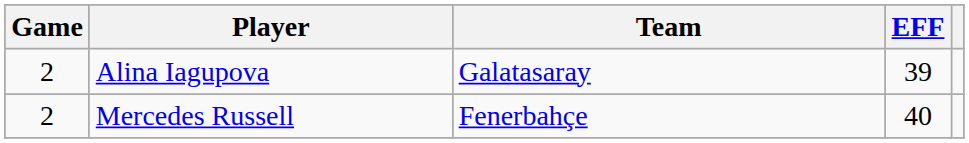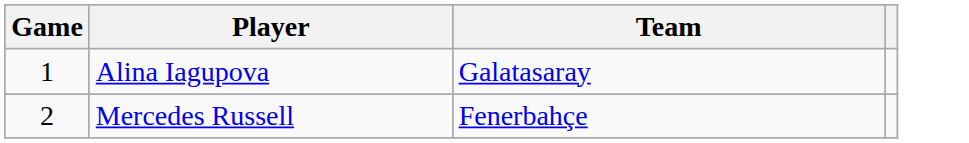- column: (918, 26)
(47, 71) 2 -> (47, 71) 1
